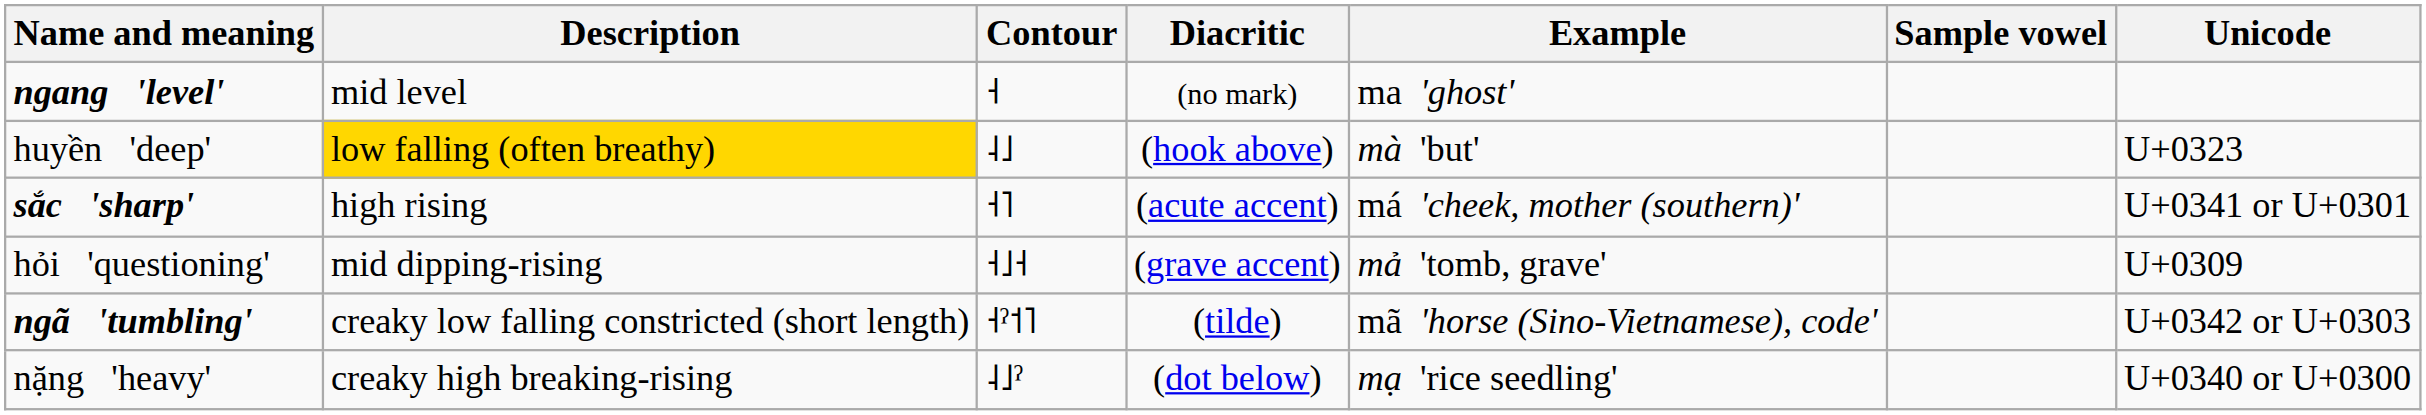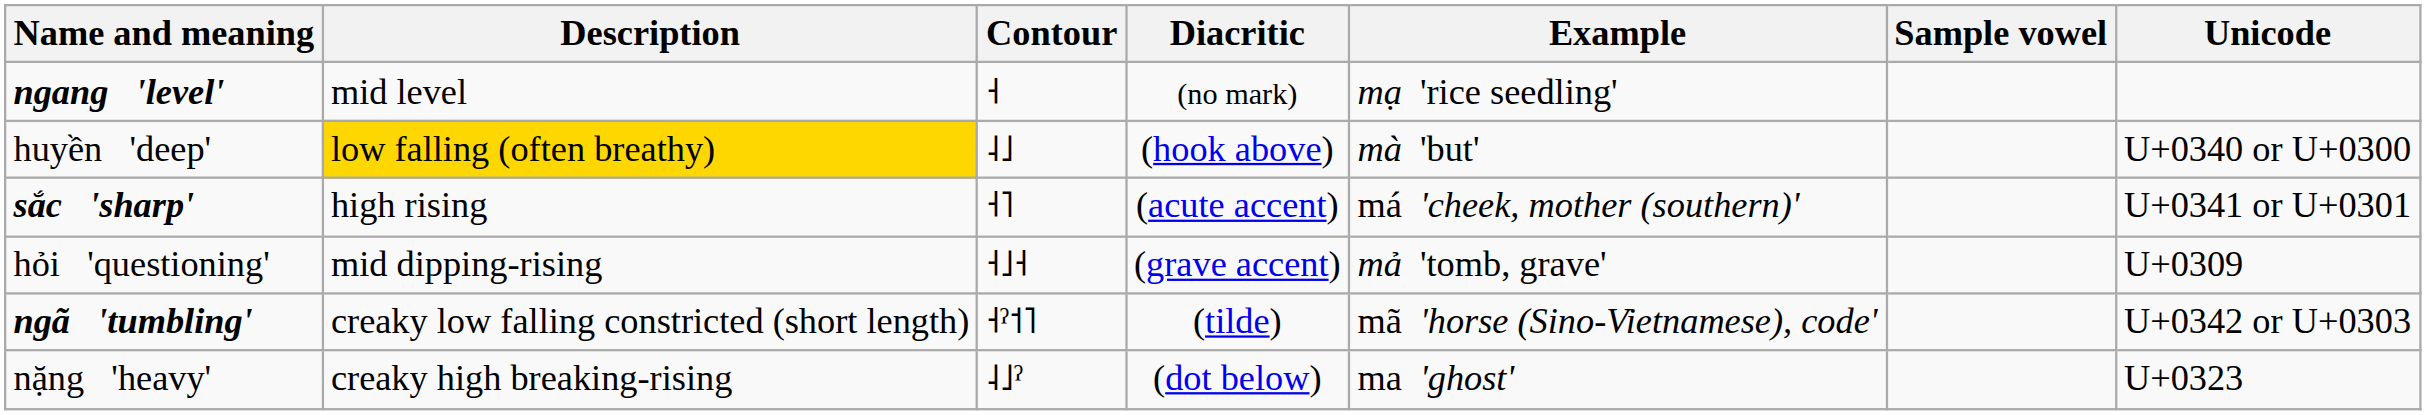(1436, 90) ma 'ghost' -> (1488, 90) mạ 'rice seedling'
(2184, 148) U+0323 -> (2267, 148) U+0340 or U+0300
(1488, 378) mạ 'rice seedling' -> (1436, 378) ma 'ghost'
(2267, 378) U+0340 or U+0300 -> (2184, 378) U+0323
